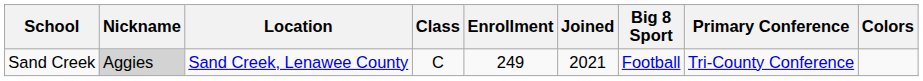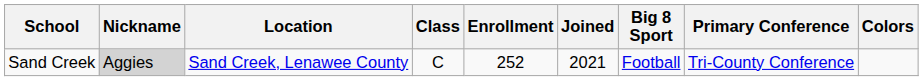(510, 62) 249 -> (510, 62) 252
